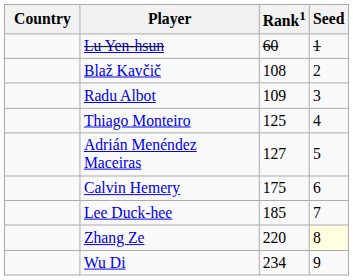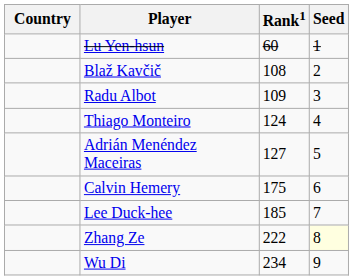(274, 120) 125 -> (274, 120) 124
(274, 237) 220 -> (274, 237) 222
